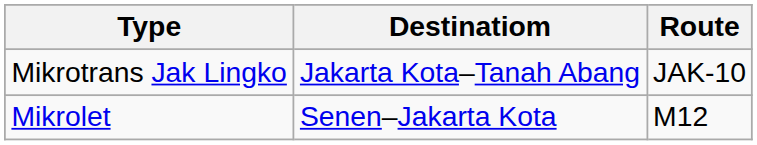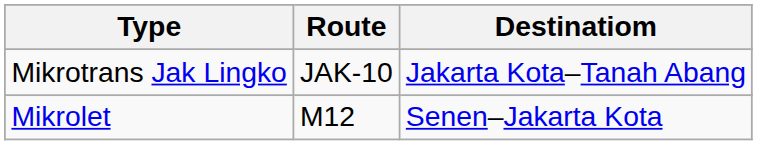columns swapped: (700, 26) <-> (470, 26)
